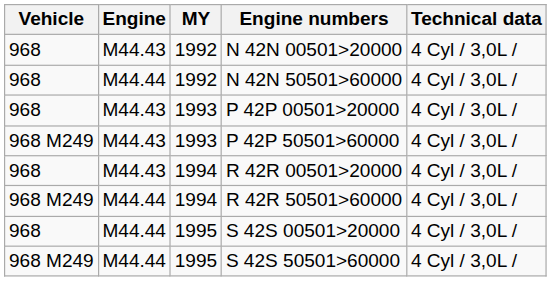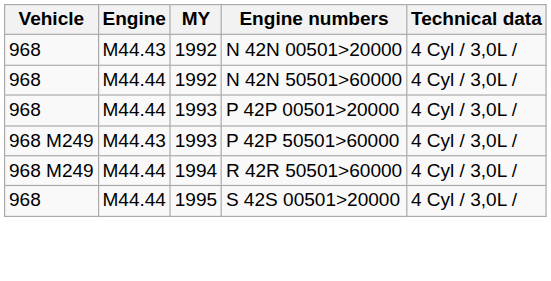(134, 110) M44.43 -> (134, 110) M44.44
- row: (314, 170)
- row: (313, 261)
